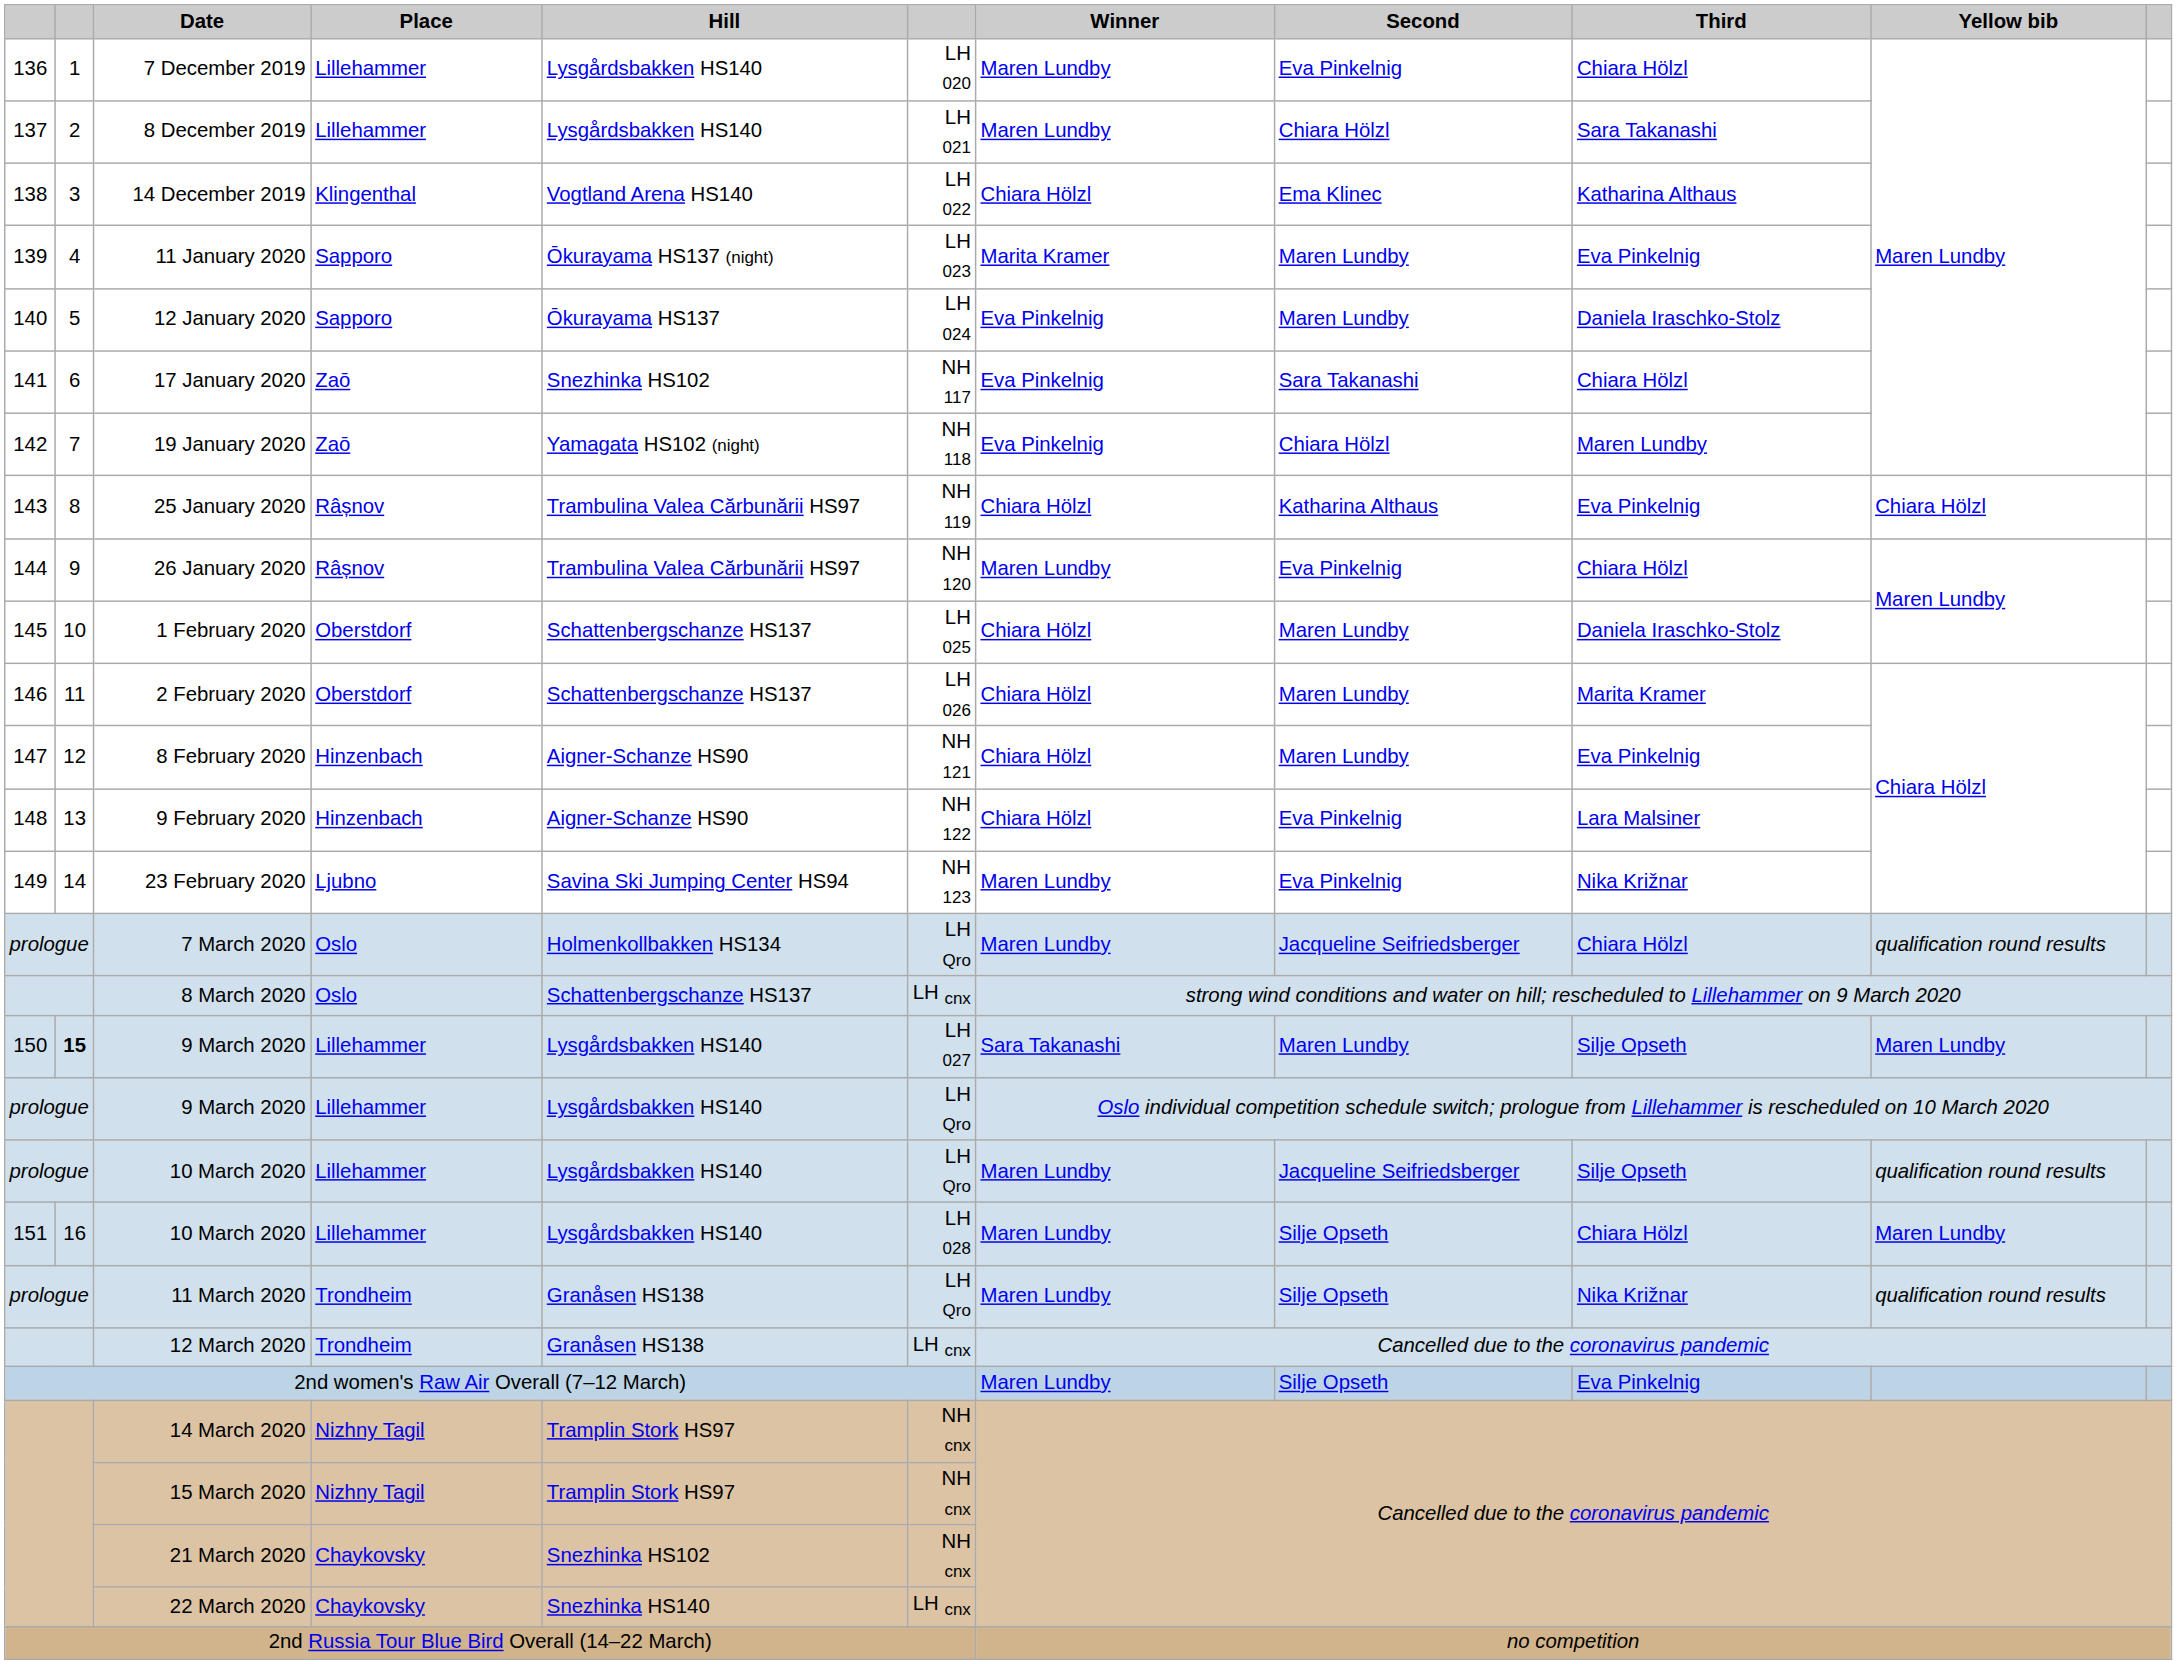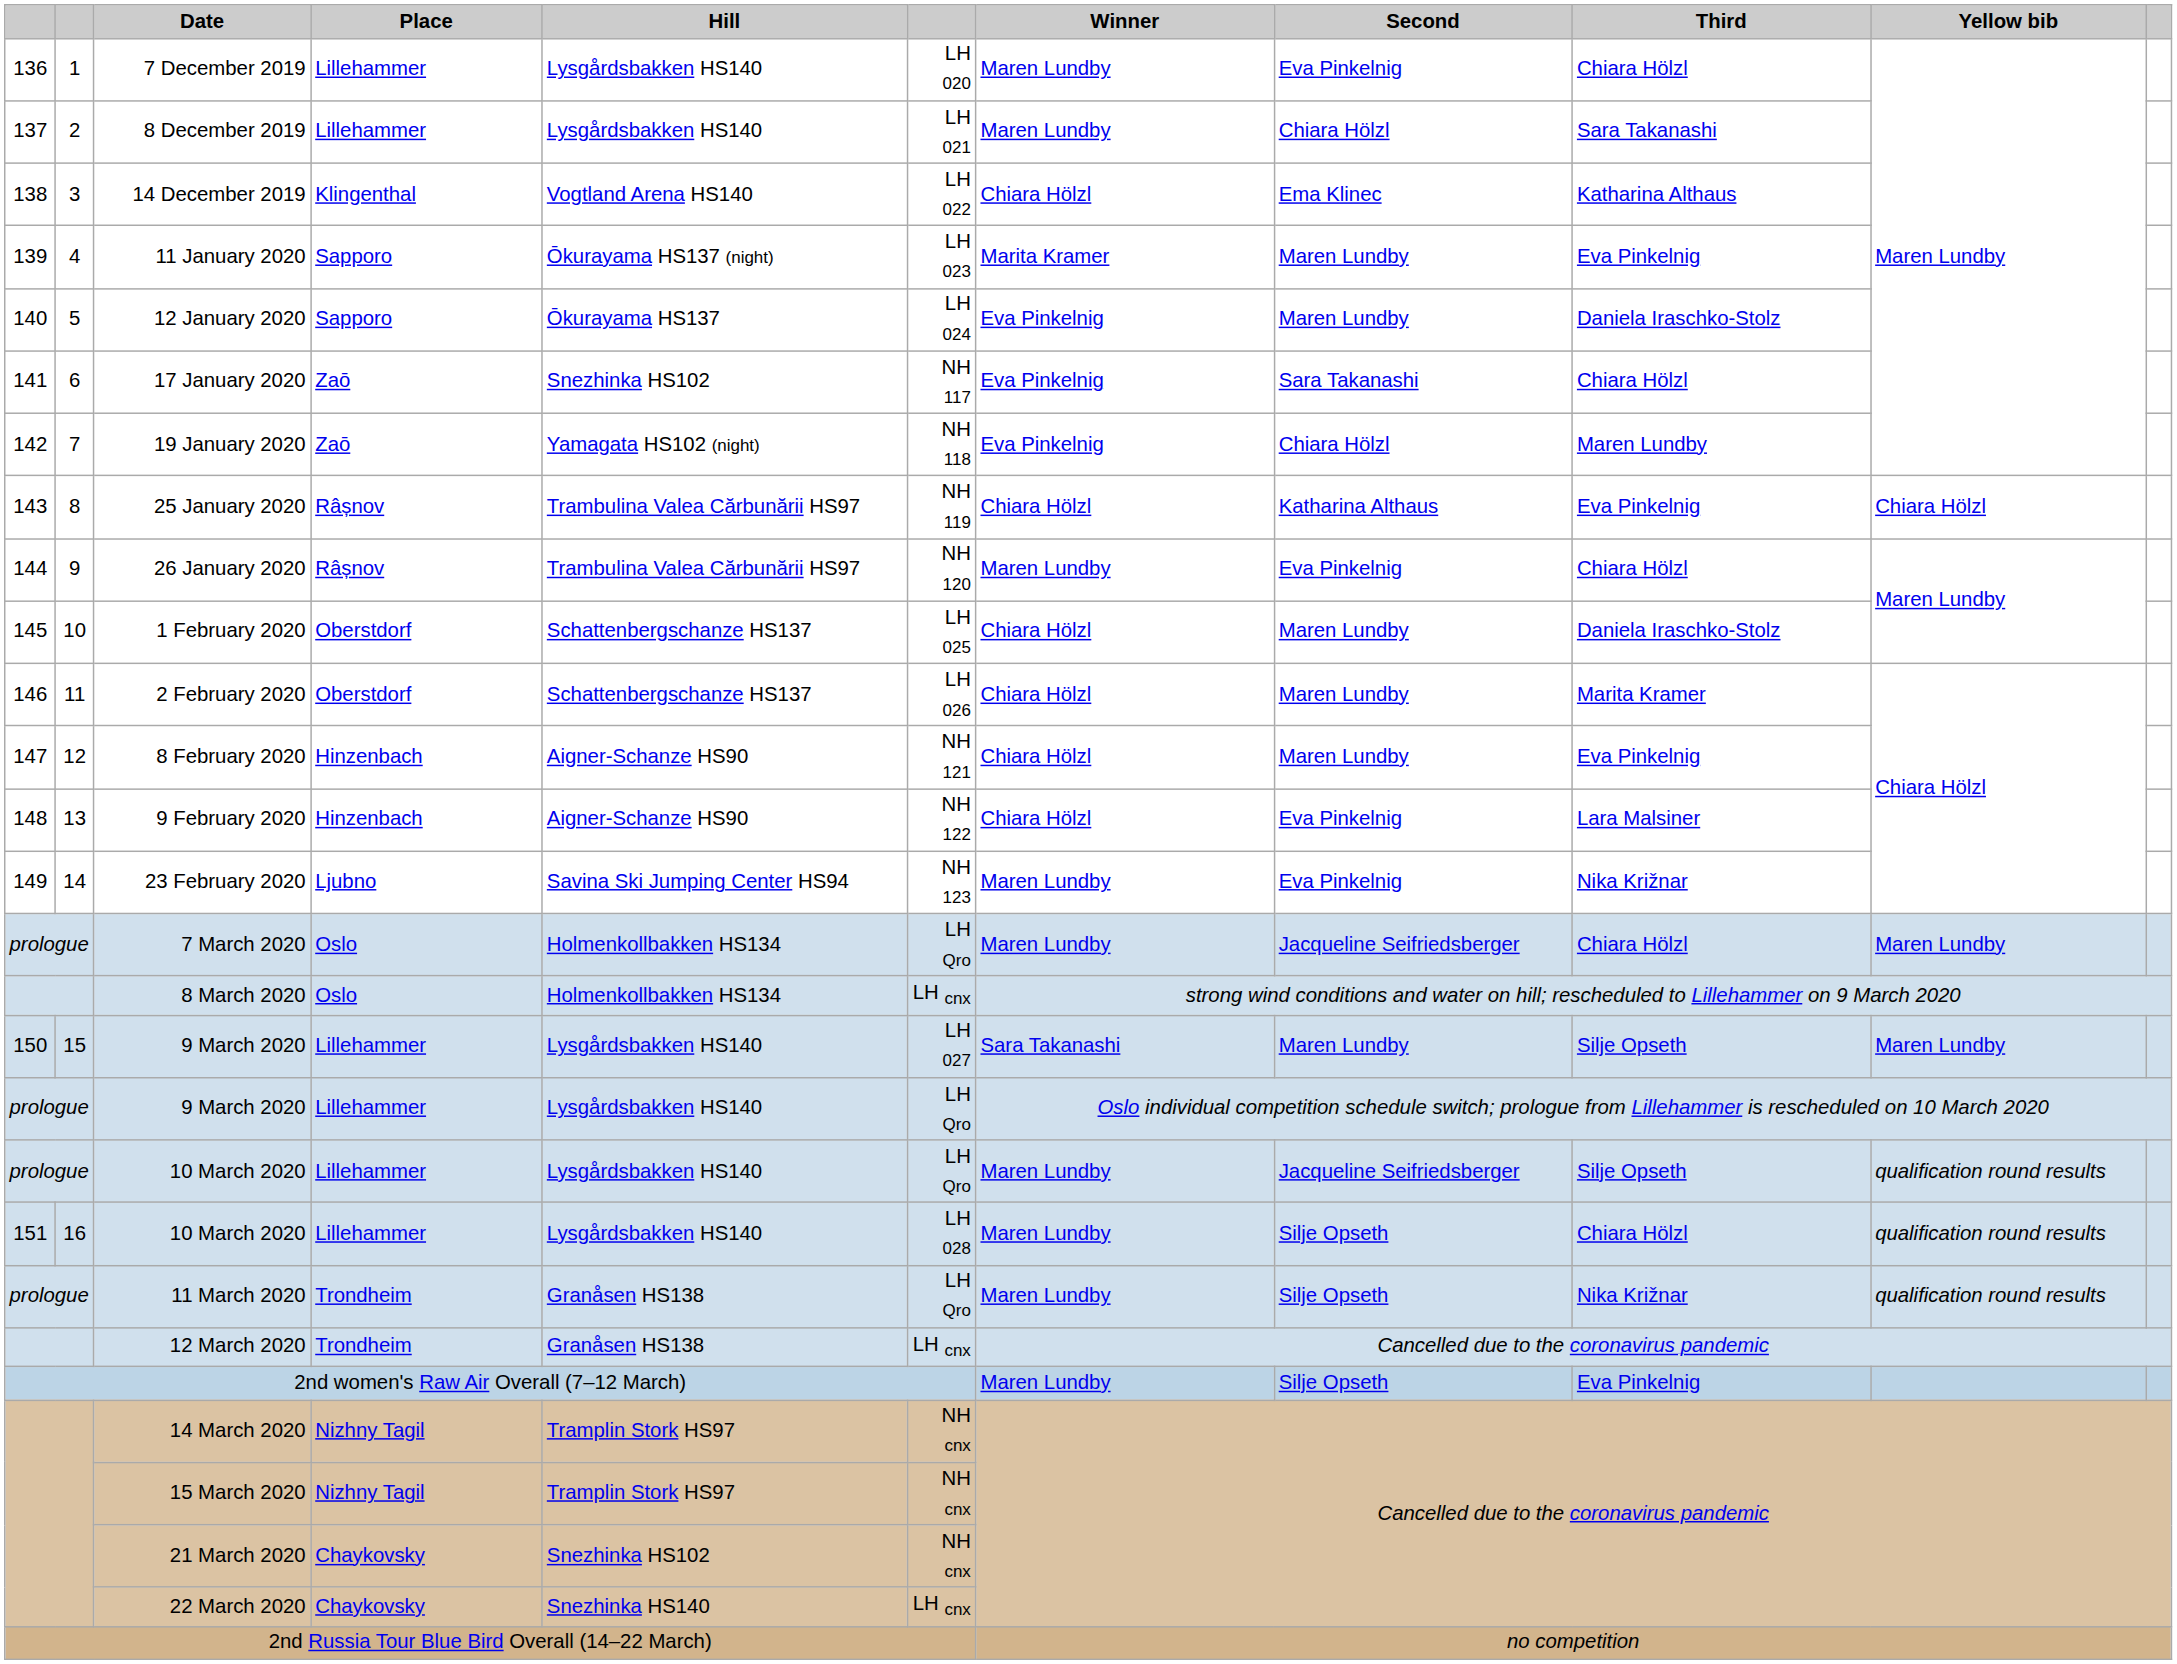(1991, 944) qualification round results -> (1940, 944) Maren Lundby
(679, 994) Schattenbergschanze HS137 -> (664, 994) Holmenkollbakken HS134
(75, 1045) bold -> (75, 1045) normal
(1940, 1233) Maren Lundby -> (1991, 1233) qualification round results
